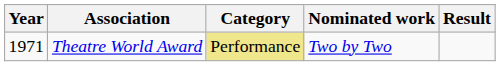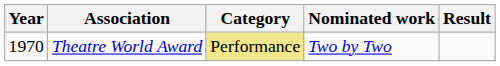(26, 46) 1971 -> (26, 46) 1970
